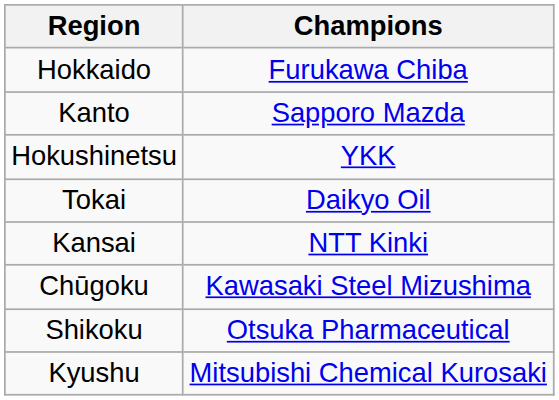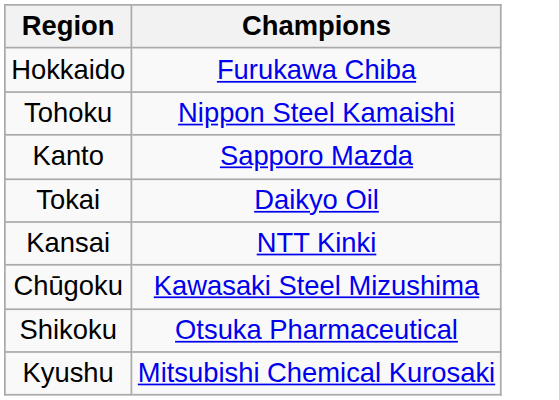+ row: (68, 112)
- row: (94, 156)
